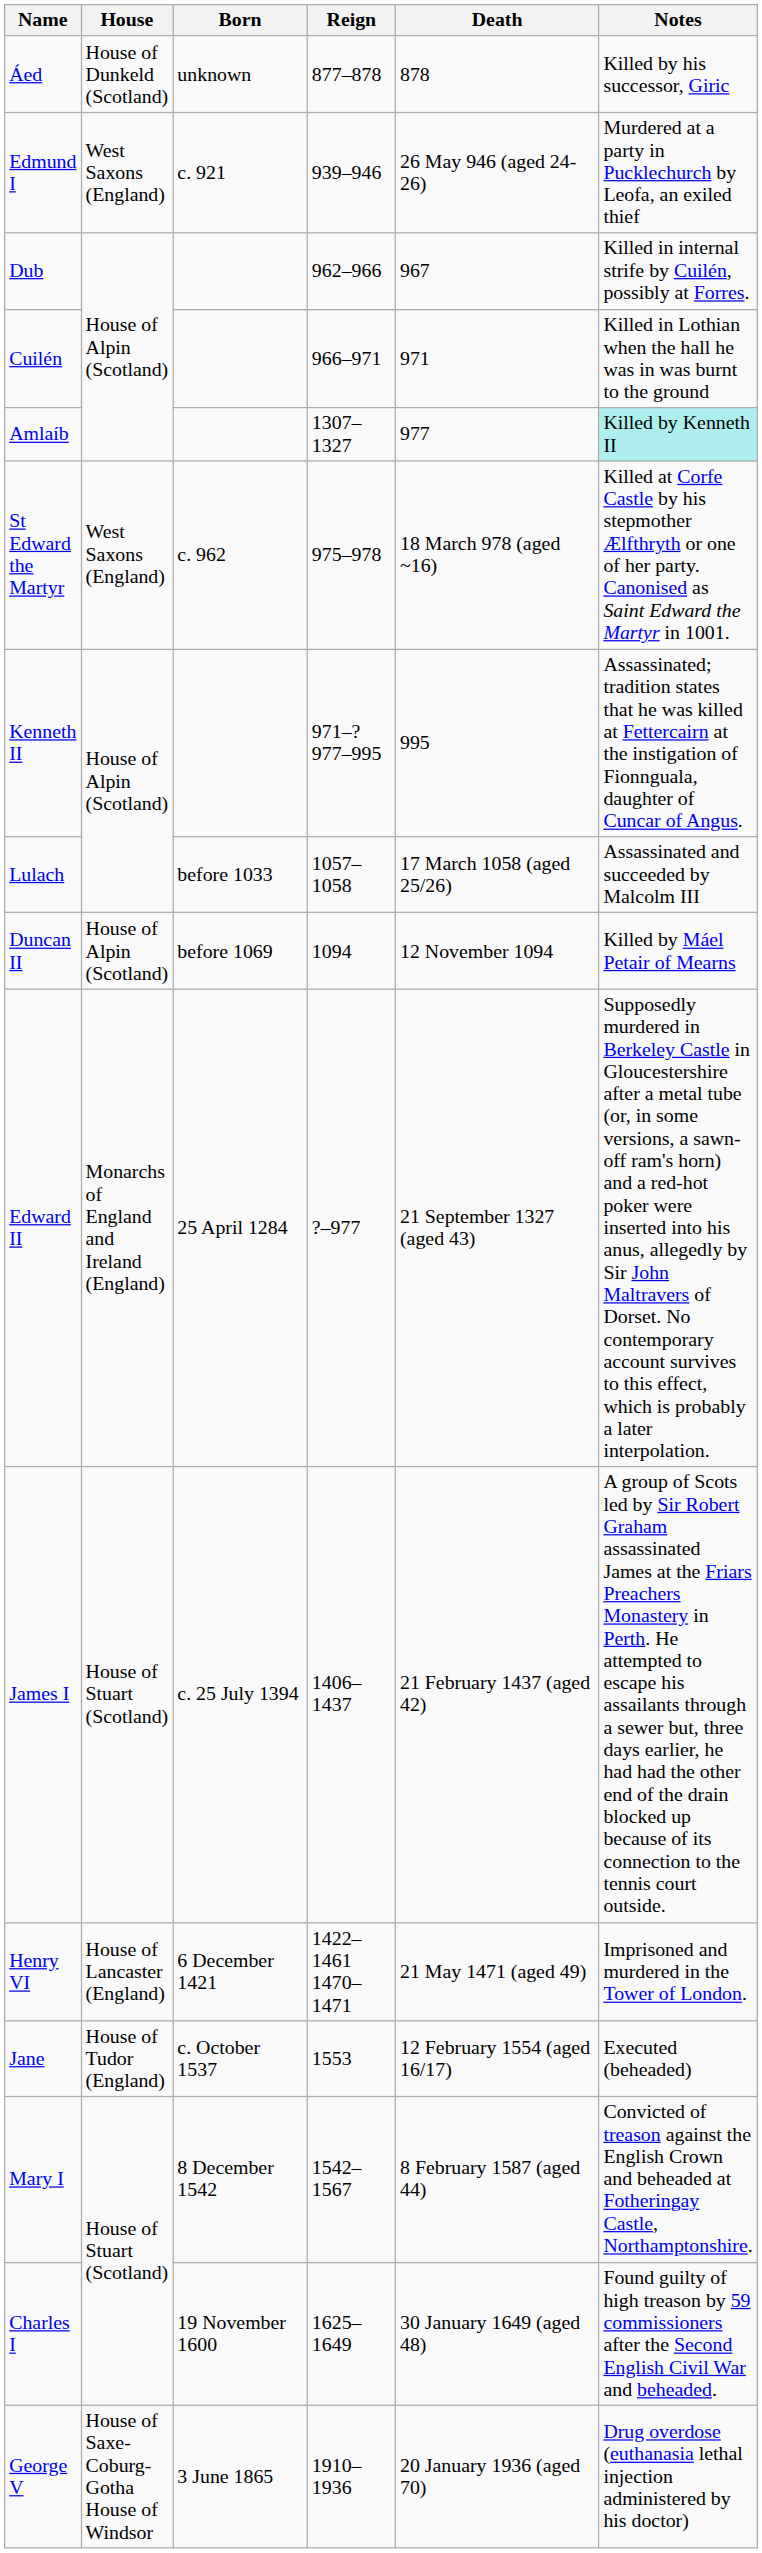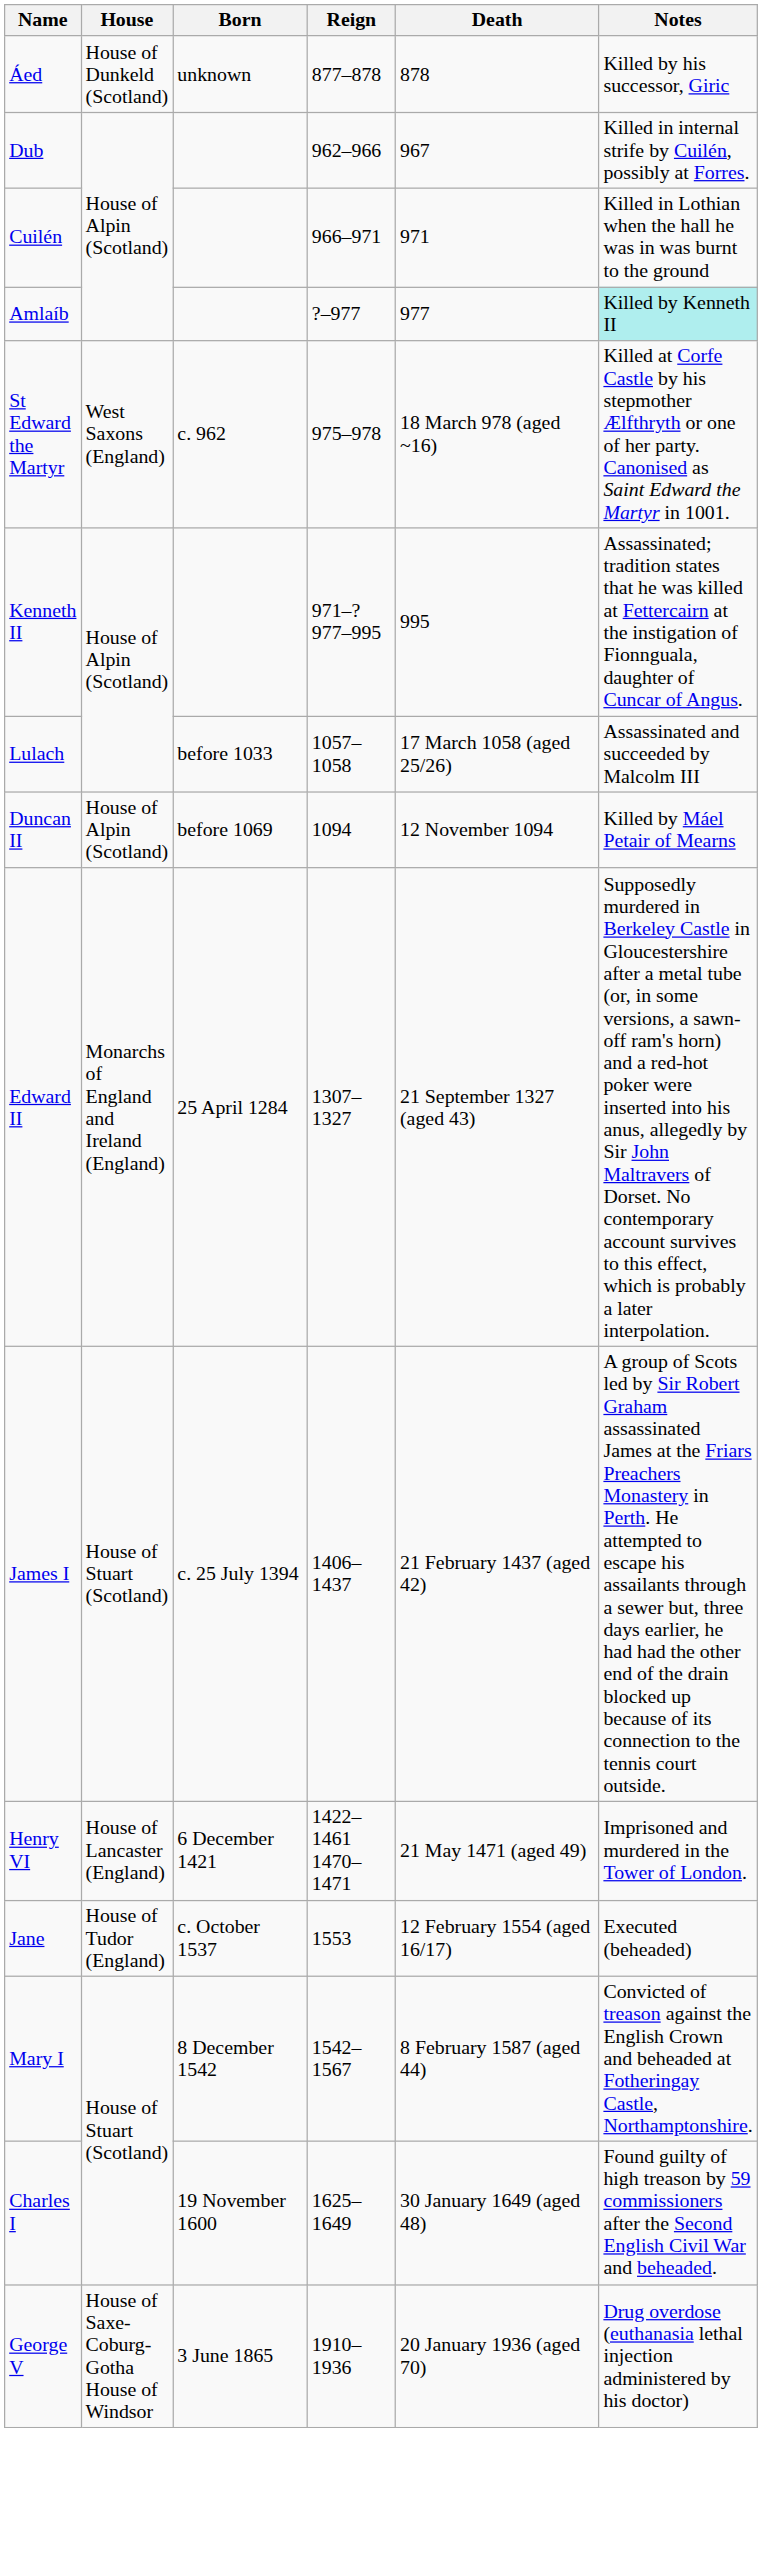- row: (43, 172)
(337, 434) 1307–1327 -> (336, 313) ?–977
(336, 1227) ?–977 -> (337, 1106) 1307–1327
